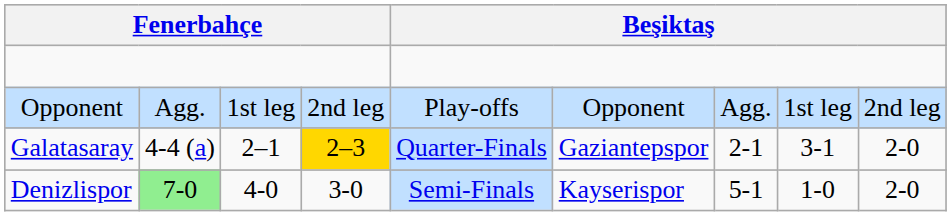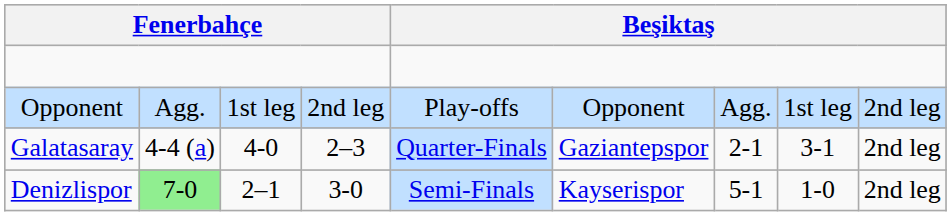(261, 148) 2–1 -> (261, 148) 4-0
(346, 148) gold background -> (346, 148) no background
(902, 148) 2-0 -> (902, 148) 2nd leg
(261, 189) 4-0 -> (261, 189) 2–1
(902, 189) 2-0 -> (902, 189) 2nd leg
